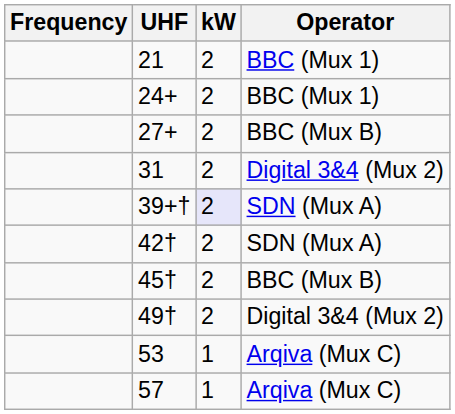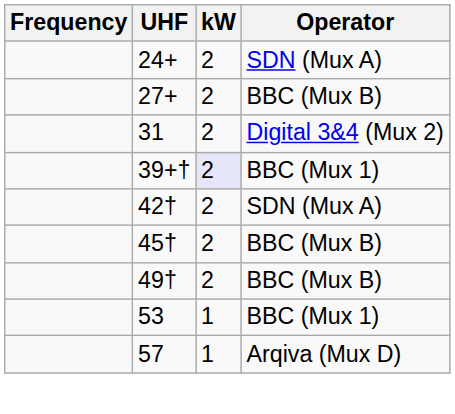- row: (151, 59)
(313, 96) BBC (Mux 1) -> (314, 59) SDN (Mux A)
(314, 206) SDN (Mux A) -> (313, 170) BBC (Mux 1)
(345, 317) Digital 3&4 (Mux 2) -> (314, 280) BBC (Mux B)
(324, 354) Arqiva (Mux C) -> (313, 317) BBC (Mux 1)
(324, 390) Arqiva (Mux C) -> (324, 354) Arqiva (Mux D)
